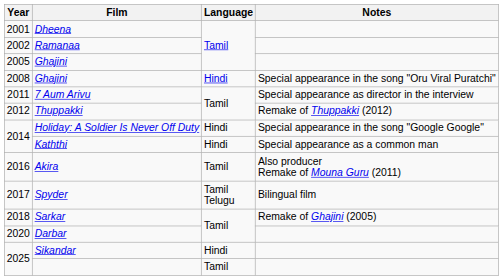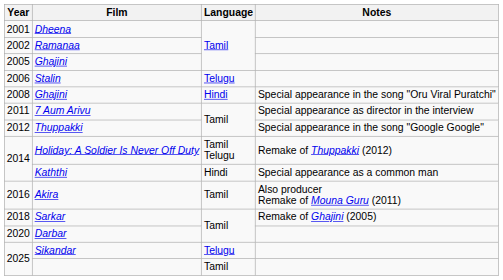+ row: (18, 78)
(325, 111) Remake of Thuppakki (2012) -> (371, 128) Special appearance in the song "Google Google"
(216, 128) Hindi -> (219, 150) Tamil Telugu
(371, 128) Special appearance in the song "Google Google" -> (325, 150) Remake of Thuppakki (2012)
- row: (18, 195)
(216, 250) Hindi -> (219, 250) Telugu
